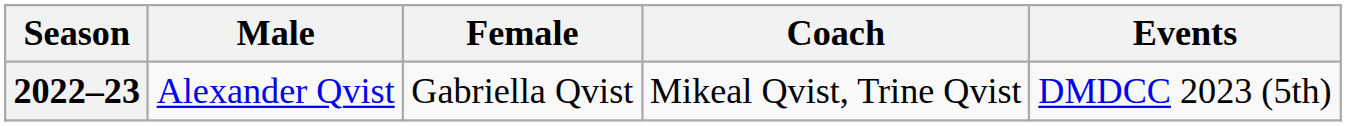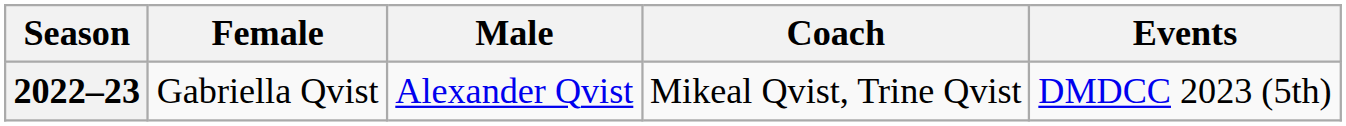columns swapped: (522, 33) <-> (276, 33)
